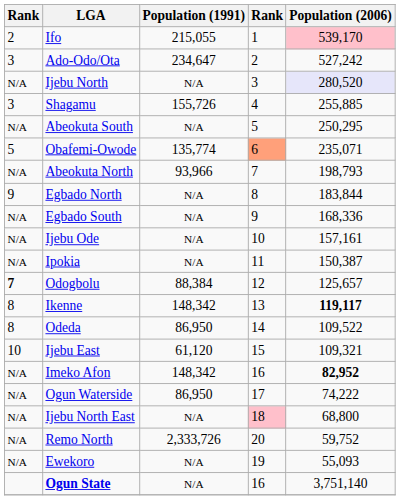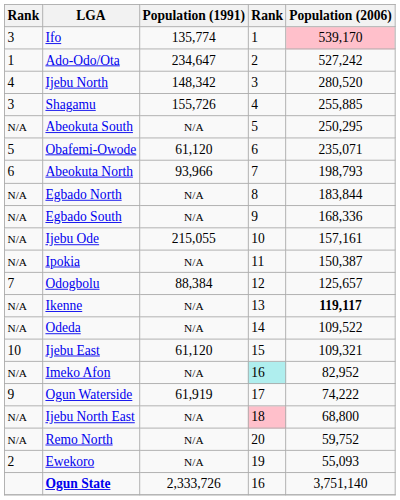(11, 38) 2 -> (11, 38) 3
(194, 38) 215,055 -> (194, 38) 135,774
(11, 60) 3 -> (11, 60) 1
(17, 82) N/A -> (11, 82) 4
(194, 82) N/A -> (194, 82) 148,342
(340, 82) lavender background -> (340, 82) no background
(194, 149) 135,774 -> (194, 149) 61,120
(255, 149) lightsalmon background -> (255, 149) no background
(17, 171) N/A -> (11, 171) 6
(11, 194) 9 -> (17, 194) N/A
(194, 238) N/A -> (194, 238) 215,055
(11, 283) bold -> (11, 283) normal
(11, 305) 8 -> (17, 305) N/A
(194, 305) 148,342 -> (194, 305) N/A
(11, 328) 8 -> (17, 328) N/A
(194, 328) 86,950 -> (194, 328) N/A
(194, 372) 148,342 -> (194, 372) N/A
(258, 372) no background -> (258, 372) paleturquoise background
(340, 372) bold -> (340, 372) normal
(17, 395) N/A -> (11, 395) 9
(194, 395) 86,950 -> (194, 395) 61,919
(194, 439) 2,333,726 -> (194, 439) N/A
(17, 461) N/A -> (11, 461) 2
(194, 484) N/A -> (194, 484) 2,333,726
